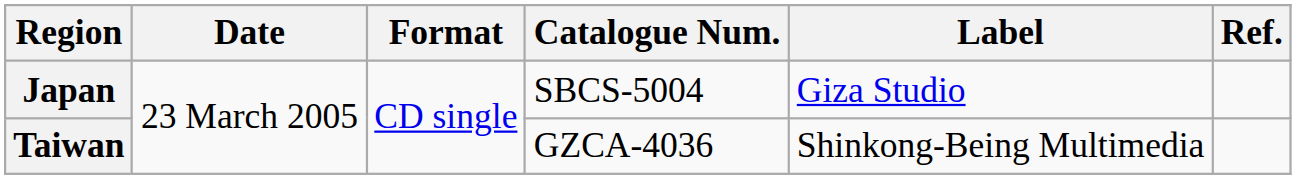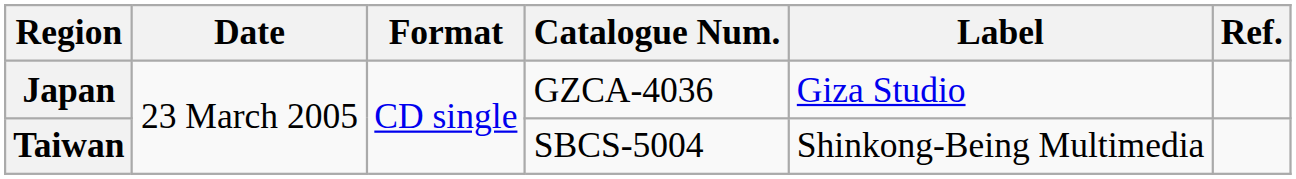(619, 88) SBCS-5004 -> (624, 88) GZCA-4036
(624, 145) GZCA-4036 -> (619, 145) SBCS-5004
